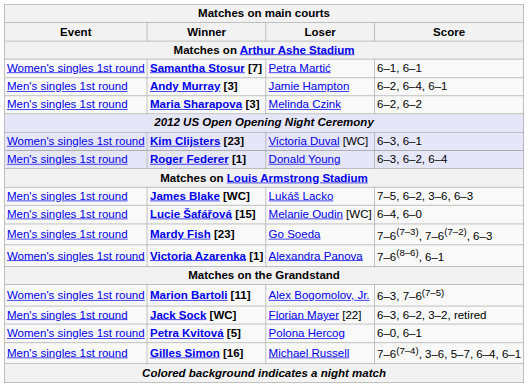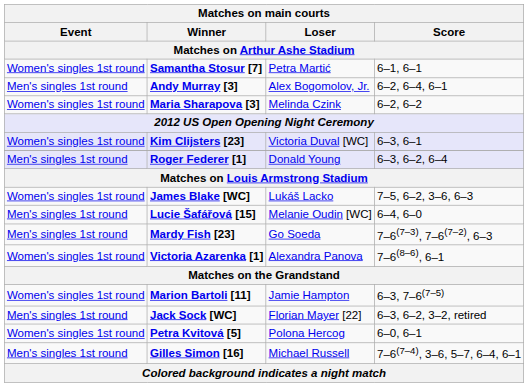(309, 86) Jamie Hampton -> (319, 86) Alex Bogomolov, Jr.
(67, 104) Men's singles 1st round -> (76, 104) Women's singles 1st round
(67, 196) Men's singles 1st round -> (76, 196) Women's singles 1st round
(319, 295) Alex Bogomolov, Jr. -> (309, 295) Jamie Hampton
